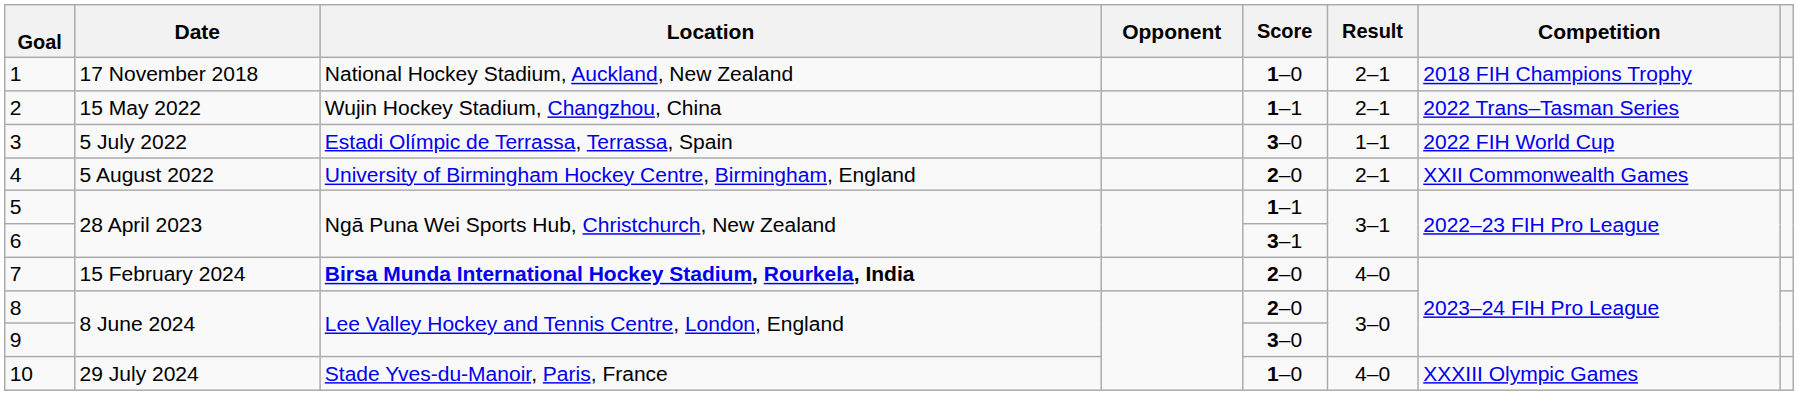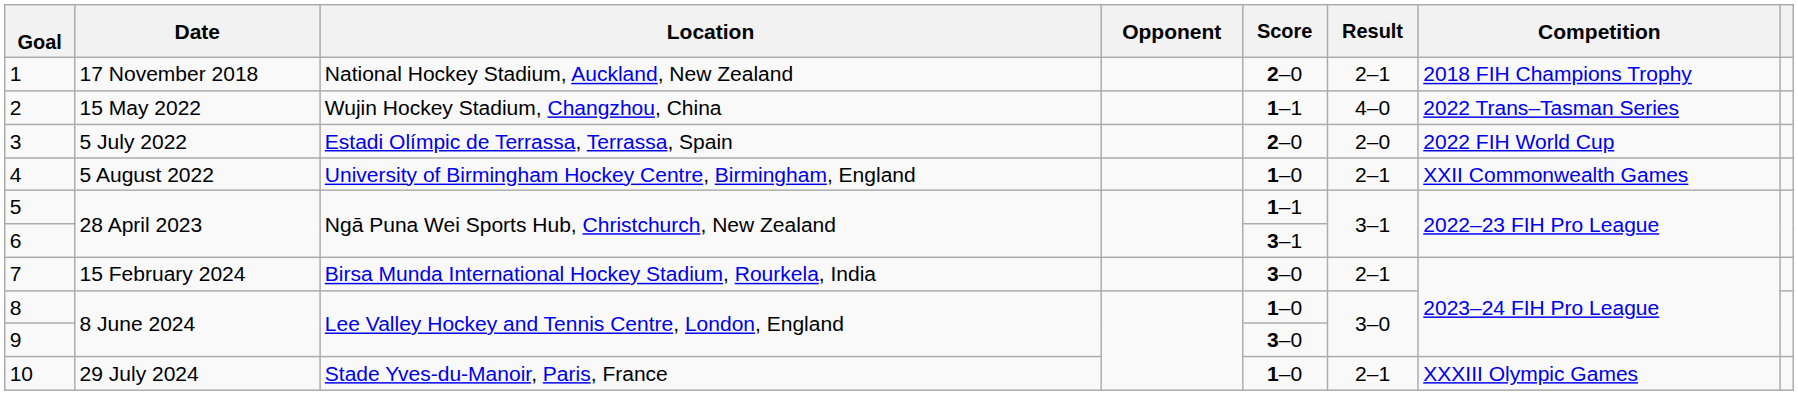(1285, 75) 1–0 -> (1285, 75) 2–0
(1373, 108) 2–1 -> (1373, 108) 4–0
(1285, 141) 3–0 -> (1285, 141) 2–0
(1373, 141) 1–1 -> (1373, 141) 2–0
(1285, 175) 2–0 -> (1285, 175) 1–0
(620, 274) bold -> (600, 274) normal
(1285, 274) 2–0 -> (1285, 274) 3–0
(1373, 274) 4–0 -> (1373, 274) 2–1
(1285, 307) 2–0 -> (1285, 307) 1–0
(1373, 374) 4–0 -> (1373, 374) 2–1
